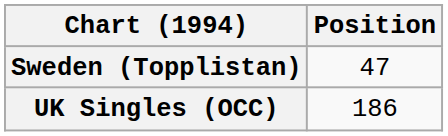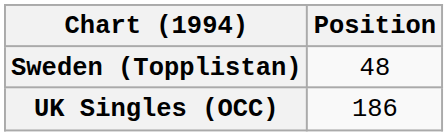(375, 67) 47 -> (375, 67) 48
